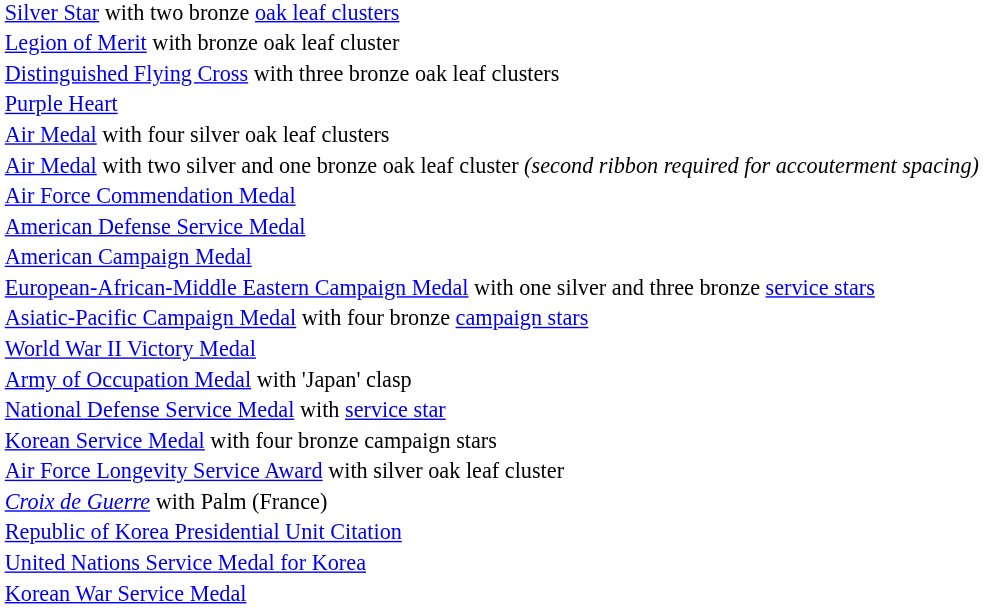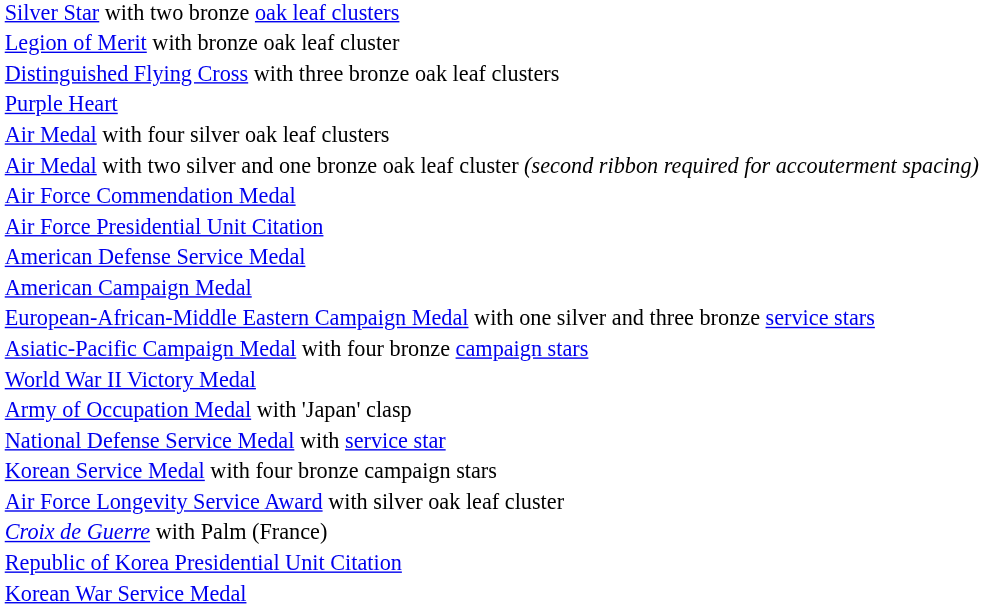+ row: (164, 226)
- row: (185, 562)
